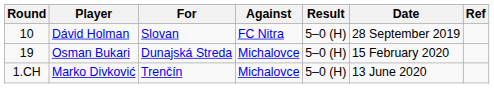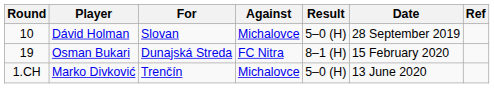(261, 33) FC Nitra -> (269, 33) Michalovce
(269, 53) Michalovce -> (261, 53) FC Nitra
(326, 53) 5–0 (H) -> (326, 53) 8–1 (H)
